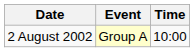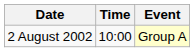columns swapped: (170, 15) <-> (123, 15)
